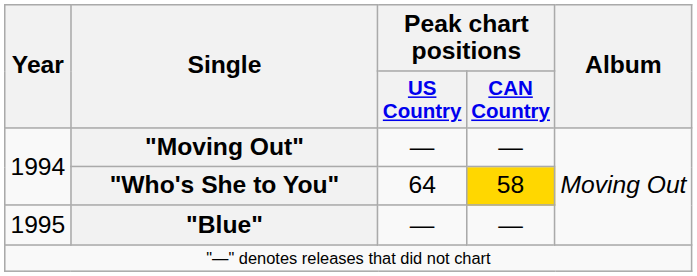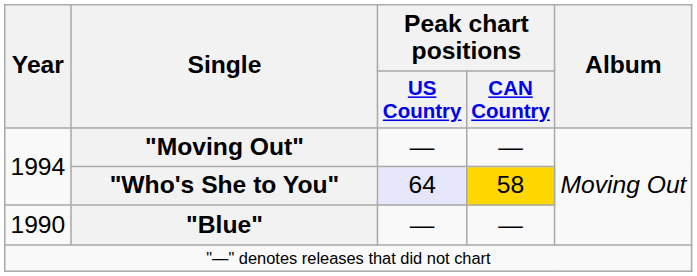(422, 185) no background -> (422, 185) lavender background
(38, 224) 1995 -> (38, 224) 1990
